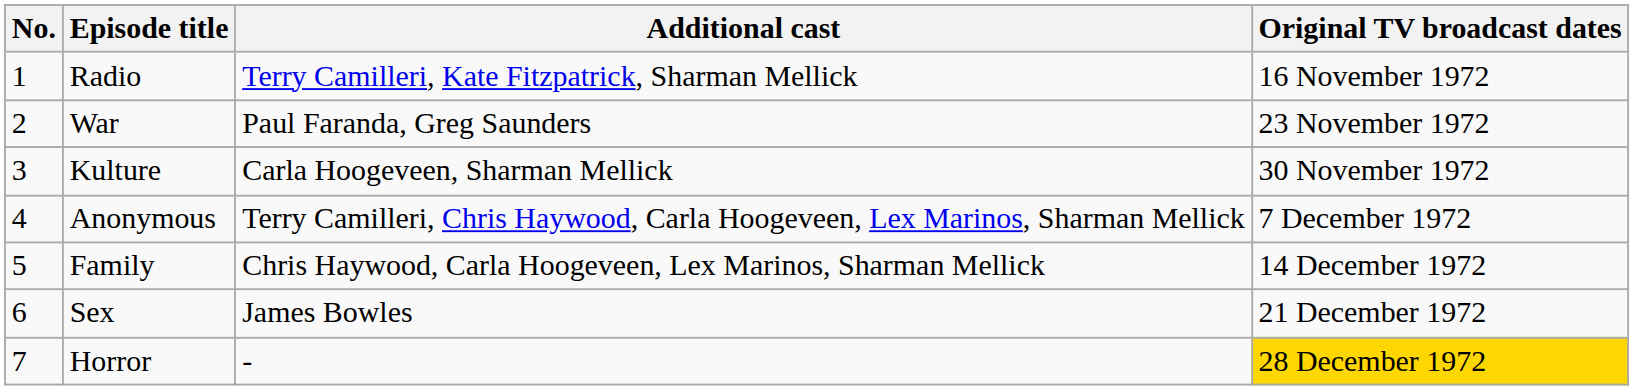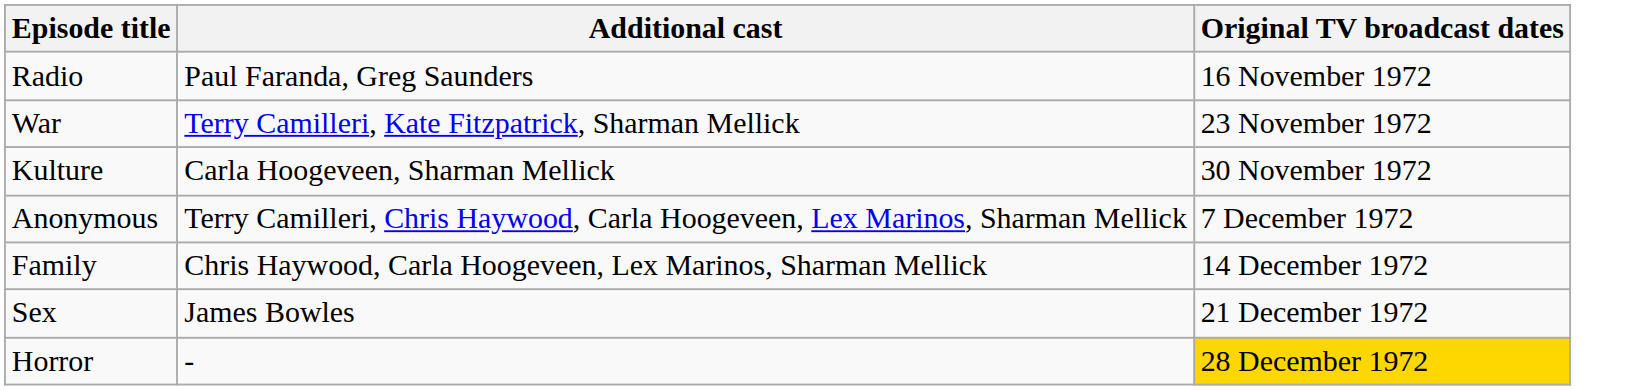- column: (34, 28)
(550, 75) Terry Camilleri, Kate Fitzpatrick, Sharman Mellick -> (359, 75) Paul Faranda, Greg Saunders
(417, 123) Paul Faranda, Greg Saunders -> (492, 123) Terry Camilleri, Kate Fitzpatrick, Sharman Mellick
